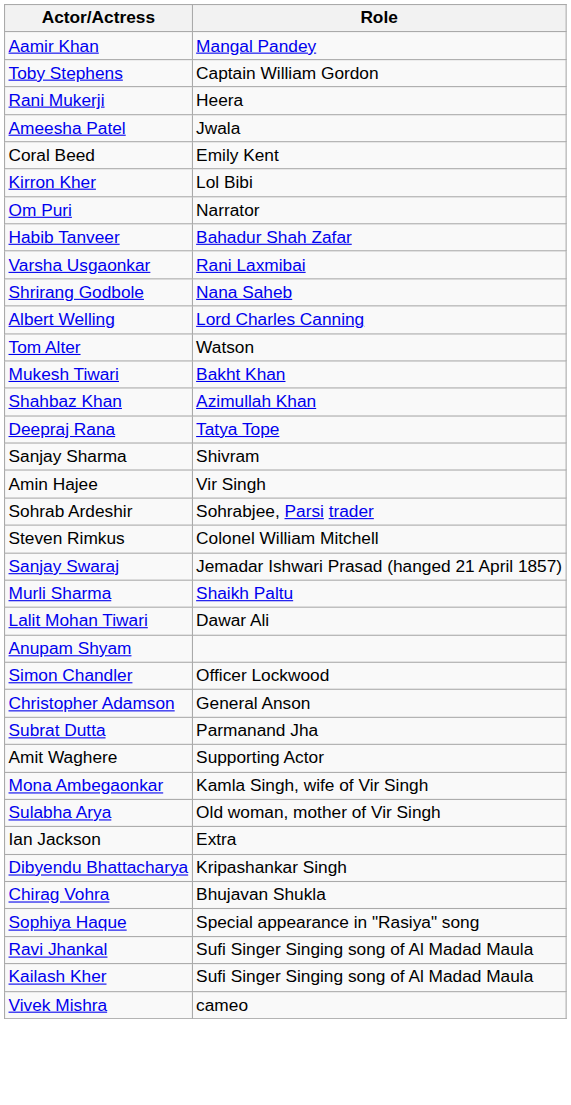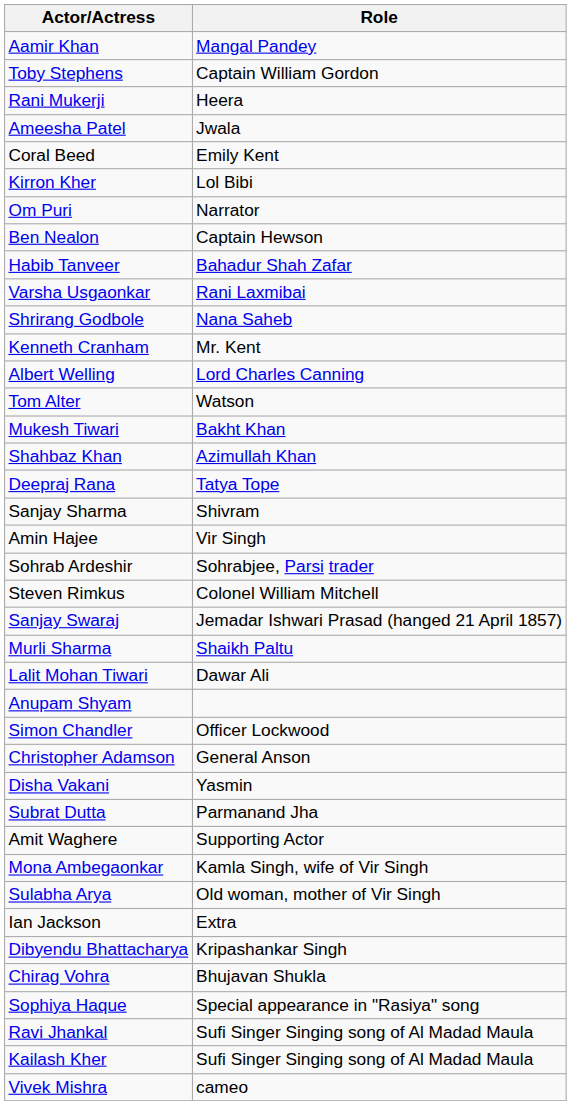+ row: (54, 237)
+ row: (79, 347)
+ row: (59, 785)
